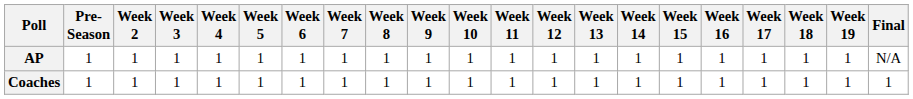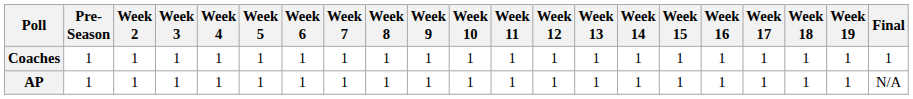rows swapped: (34, 58) <-> (34, 82)
